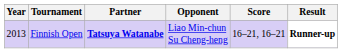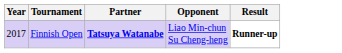- column: (259, 12)
(16, 34) 2013 -> (16, 34) 2017
